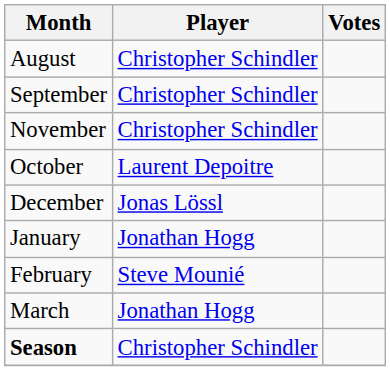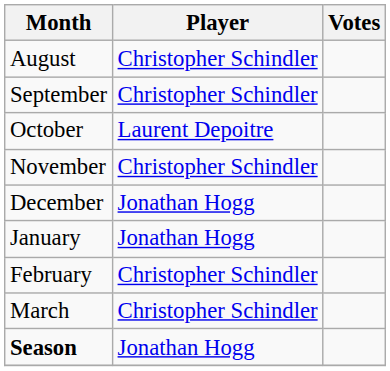rows swapped: (47, 166) <-> (58, 130)
(170, 202) Jonas Lössl -> (186, 202) Jonathan Hogg
(181, 274) Steve Mounié -> (218, 274) Christopher Schindler
(186, 310) Jonathan Hogg -> (218, 310) Christopher Schindler
(218, 346) Christopher Schindler -> (186, 346) Jonathan Hogg
